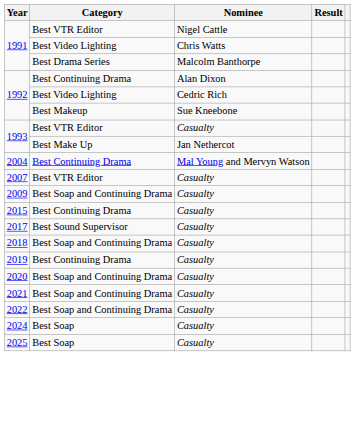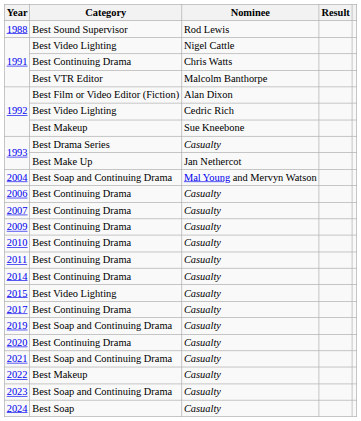+ row: (17, 29)
(67, 29) Best VTR Editor -> (74, 45) Best Video Lighting
(74, 45) Best Video Lighting -> (82, 62) Best Continuing Drama
(71, 62) Best Drama Series -> (67, 78) Best VTR Editor
(82, 78) Best Continuing Drama -> (106, 95) Best Film or Video Editor (Fiction)
(67, 128) Best VTR Editor -> (71, 144) Best Drama Series
(82, 161) Best Continuing Drama -> (102, 177) Best Soap and Continuing Drama
+ row: (17, 194)
(67, 177) Best VTR Editor -> (82, 210) Best Continuing Drama
(102, 194) Best Soap and Continuing Drama -> (82, 227) Best Continuing Drama
+ row: (17, 243)
+ row: (17, 260)
+ row: (17, 276)
(82, 210) Best Continuing Drama -> (74, 293) Best Video Lighting
(80, 227) Best Sound Supervisor -> (82, 309) Best Continuing Drama
- row: (17, 243)
(82, 260) Best Continuing Drama -> (102, 326) Best Soap and Continuing Drama
(102, 276) Best Soap and Continuing Drama -> (82, 342) Best Continuing Drama
(102, 309) Best Soap and Continuing Drama -> (60, 375) Best Makeup
+ row: (17, 392)
- row: (17, 342)
